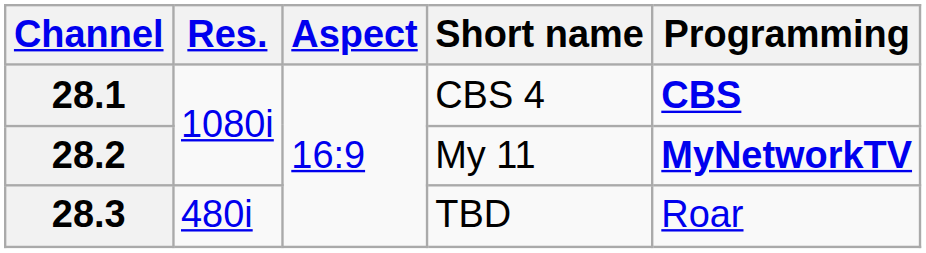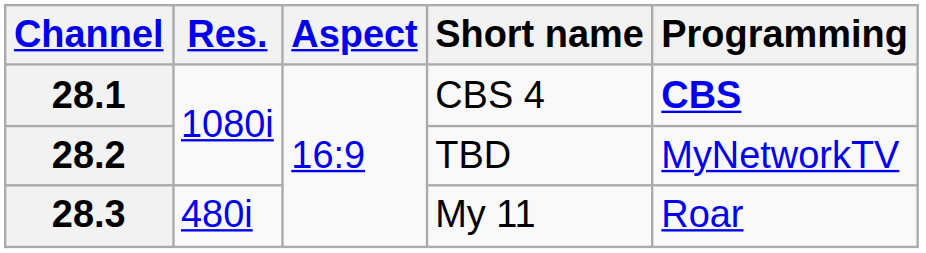(485, 154) My 11 -> (473, 154) TBD
(787, 154) bold -> (780, 154) normal
(473, 214) TBD -> (485, 214) My 11
